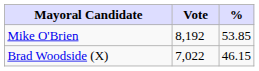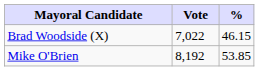rows swapped: (43, 35) <-> (58, 55)
